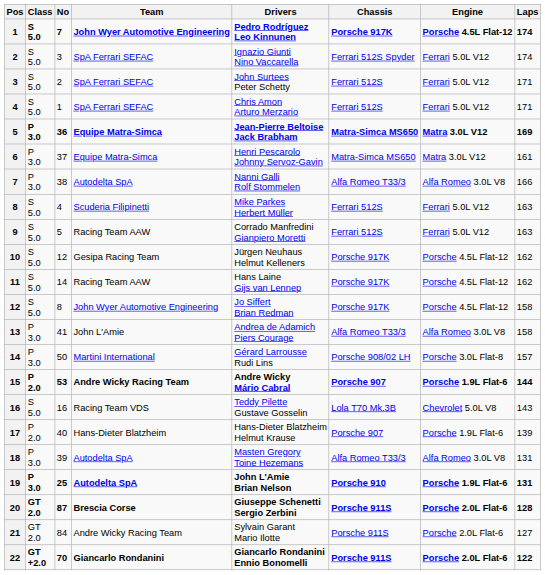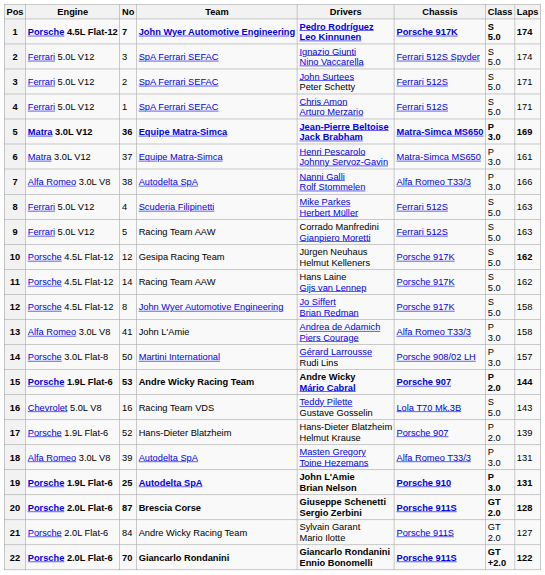columns swapped: (40, 12) <-> (468, 12)
(525, 257) normal -> (525, 257) bold
(62, 432) 40 -> (127, 432) 52
